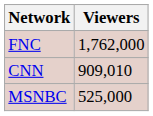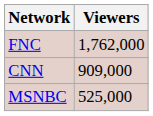(105, 70) 909,010 -> (105, 70) 909,000
